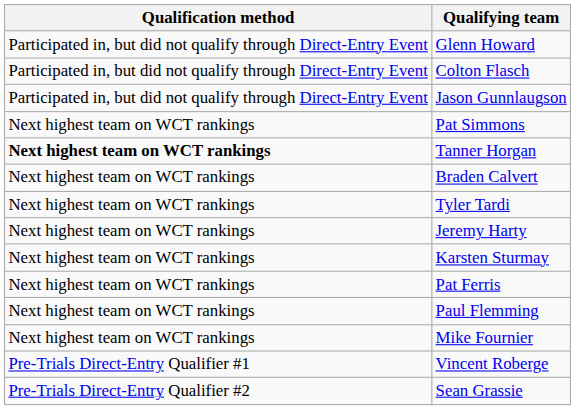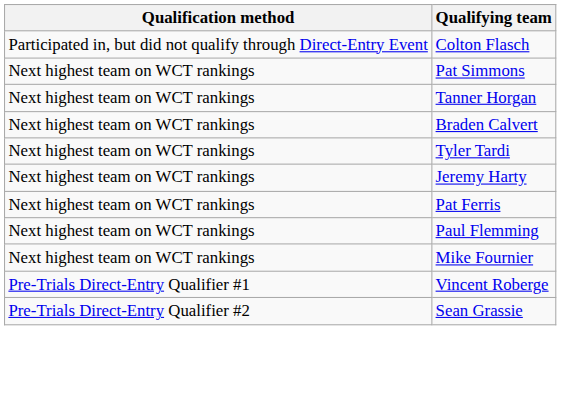- row: (485, 44)
- row: (501, 97)
(139, 151) bold -> (132, 97) normal
- row: (492, 257)
